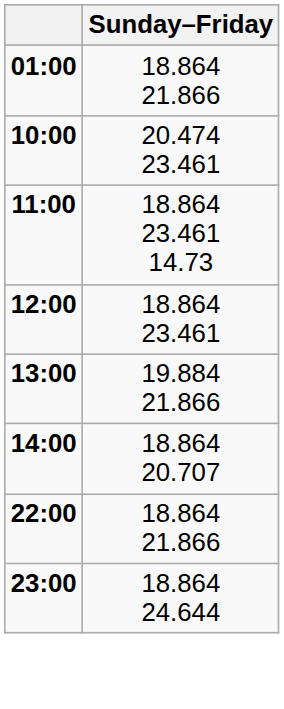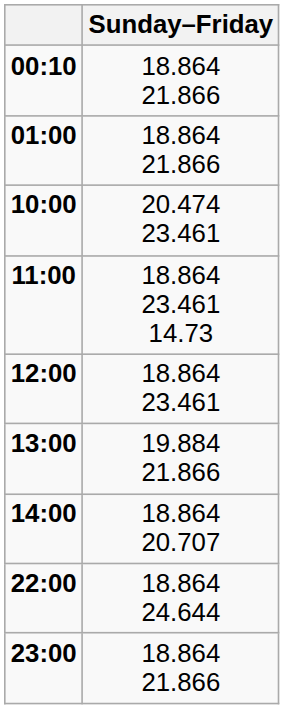+ row: (44, 65)
(181, 528) 18.864 21.866 -> (181, 598) 18.864 24.644
(181, 598) 18.864 24.644 -> (181, 667) 18.864 21.866
